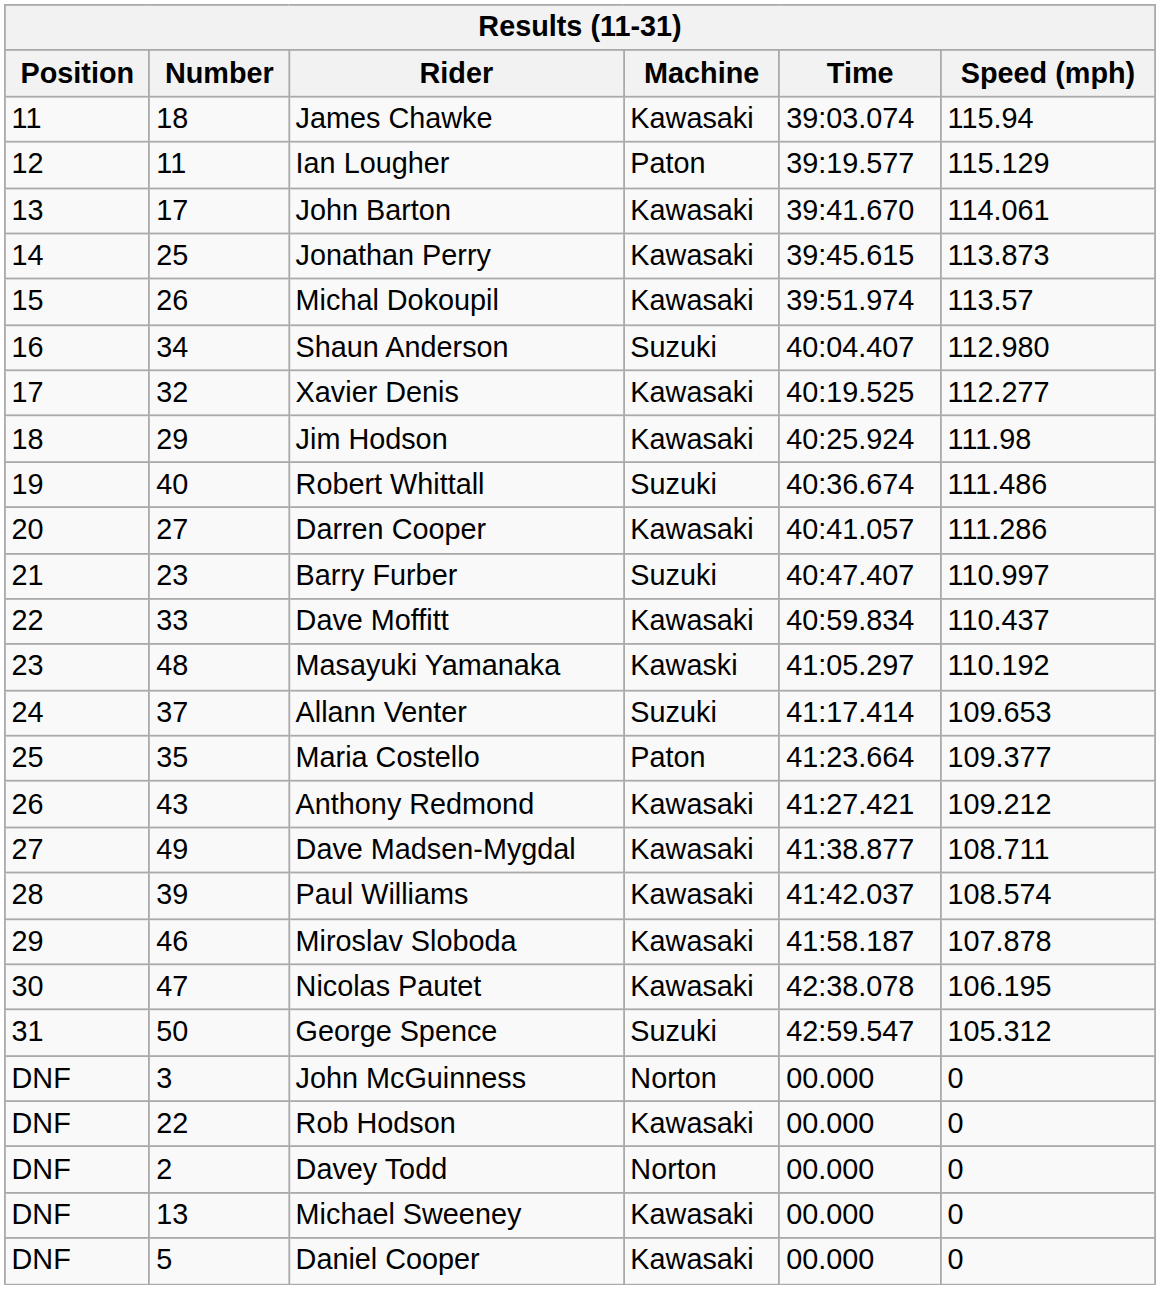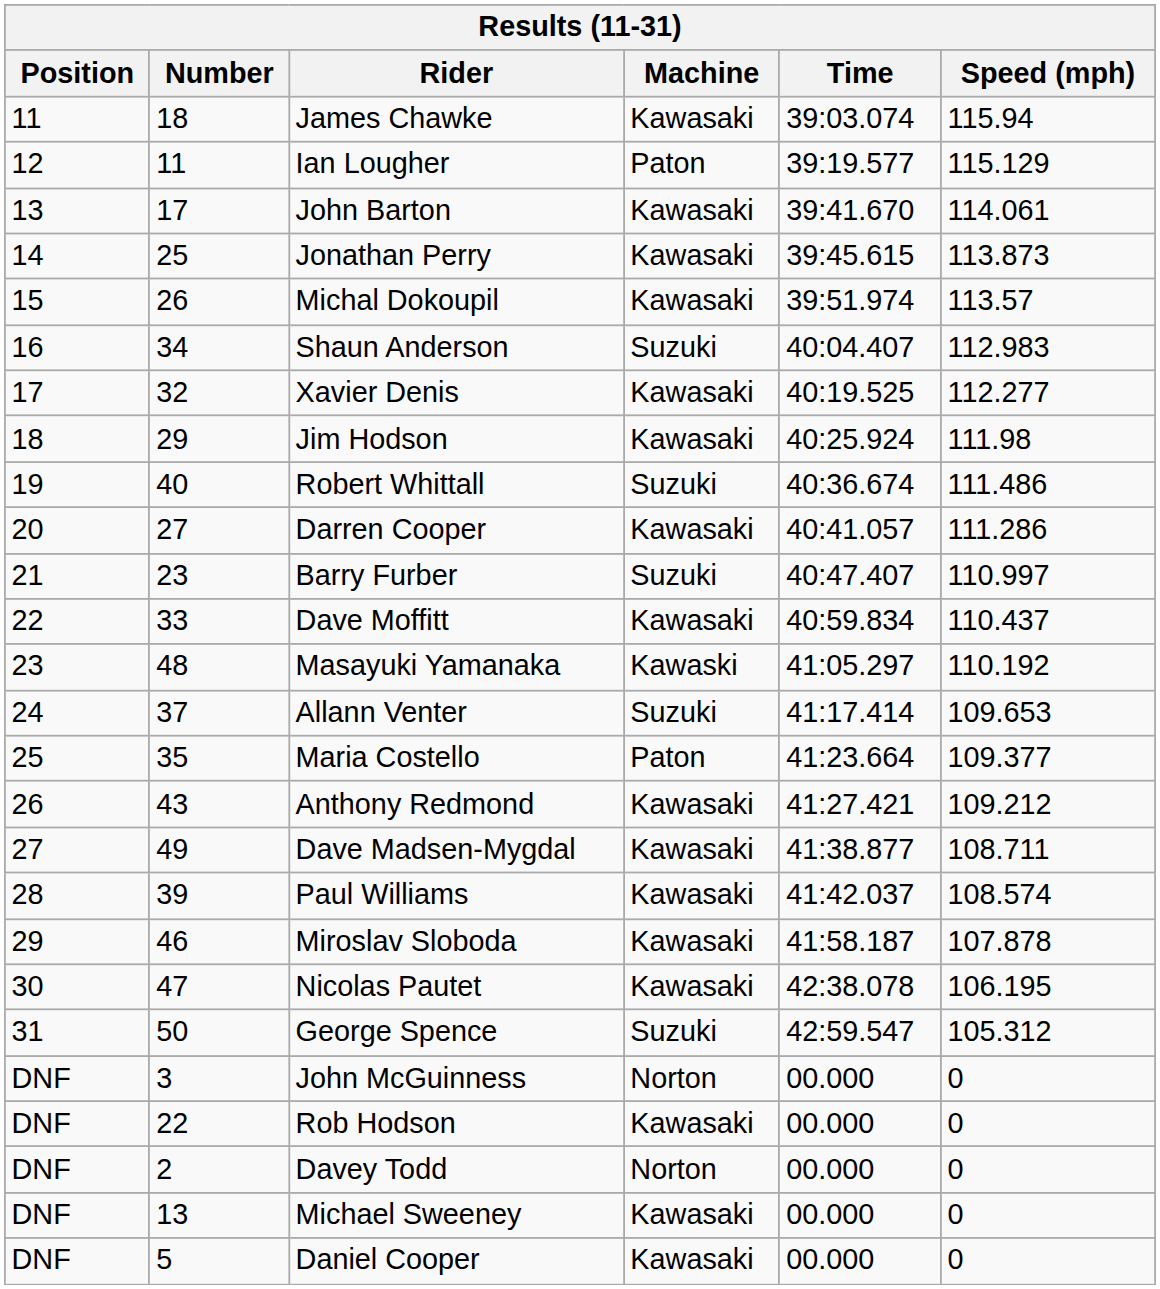(998, 347) 112.980 -> (998, 347) 112.983
